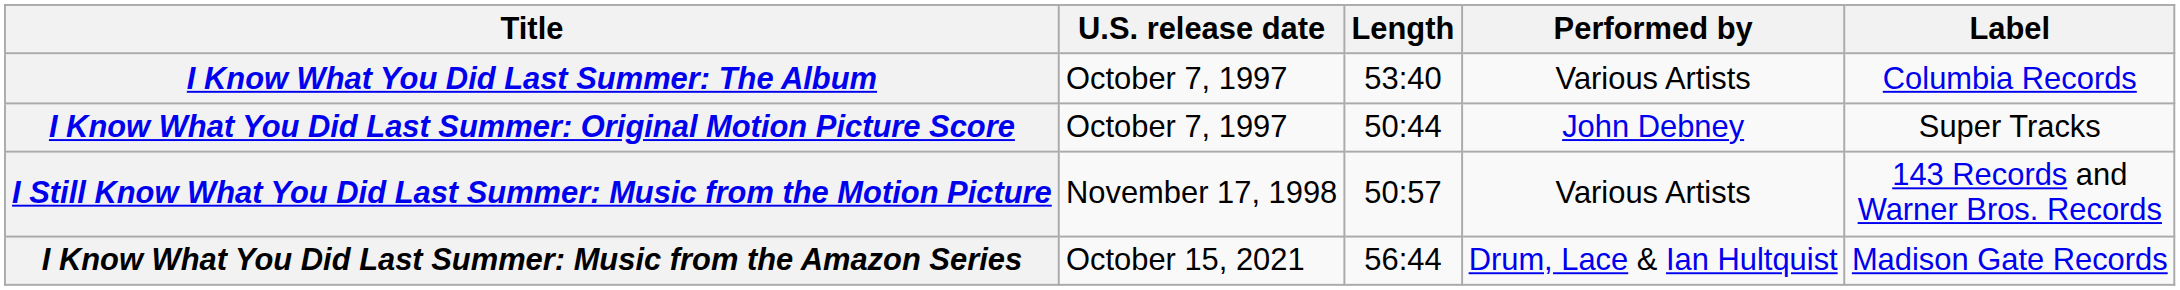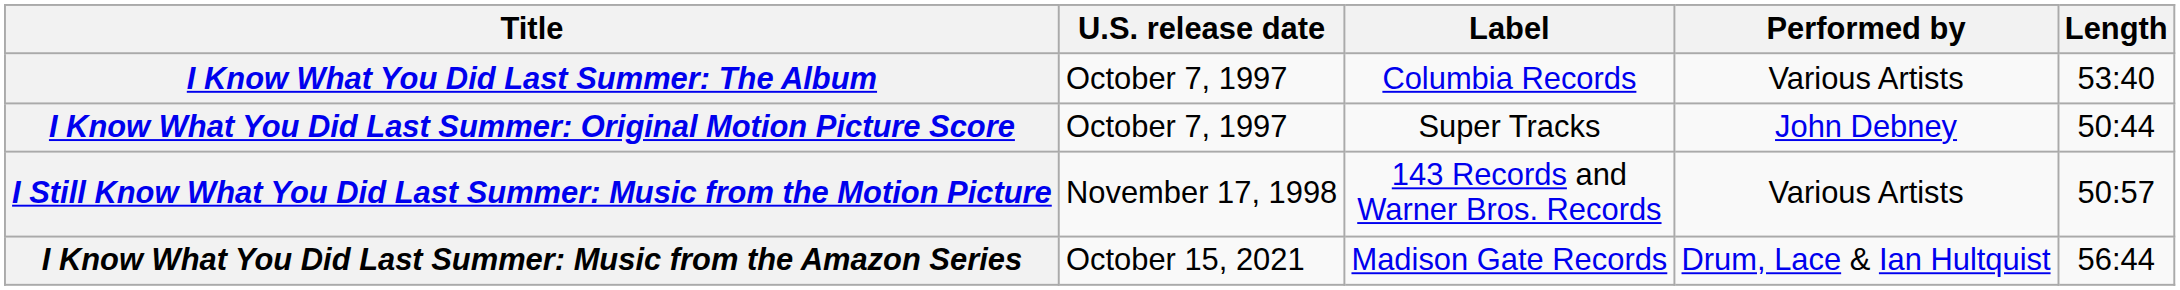columns swapped: (1403, 28) <-> (2010, 28)
